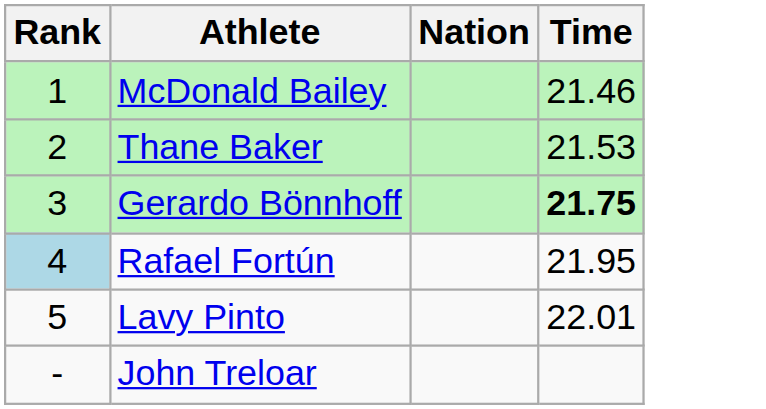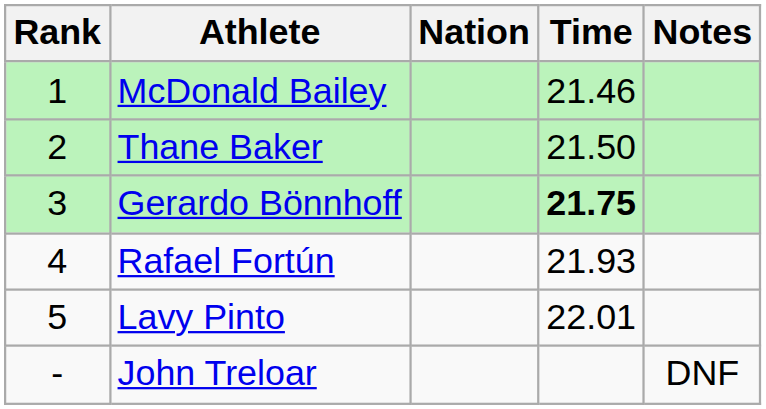+ column: (702, 32)
(591, 146) 21.53 -> (591, 146) 21.50
(57, 260) lightblue background -> (57, 260) no background
(591, 260) 21.95 -> (591, 260) 21.93
